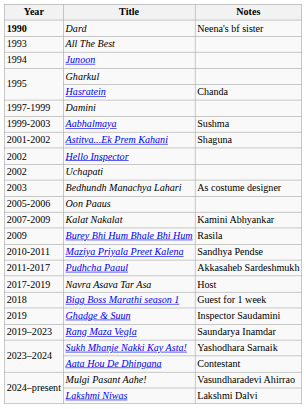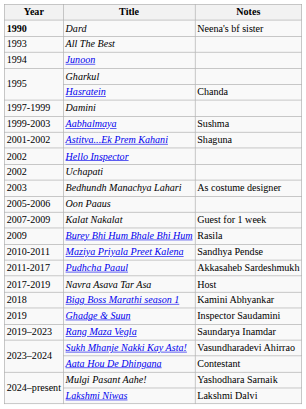(236, 220) Kamini Abhyankar -> (232, 220) Guest for 1 week
(232, 300) Guest for 1 week -> (236, 300) Kamini Abhyankar
(237, 348) Yashodhara Sarnaik -> (246, 348) Vasundharadevi Ahirrao
(246, 380) Vasundharadevi Ahirrao -> (237, 380) Yashodhara Sarnaik
